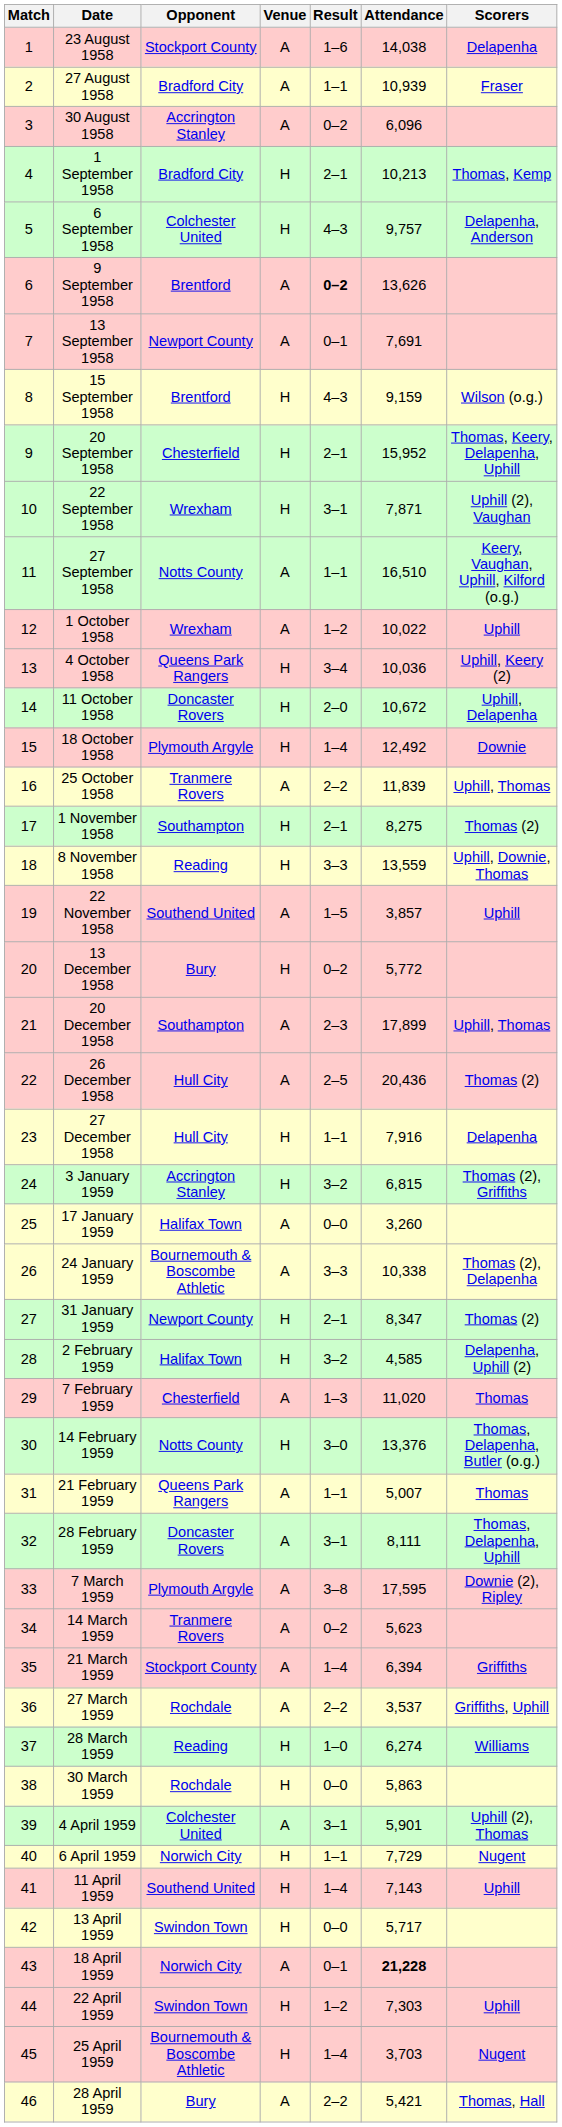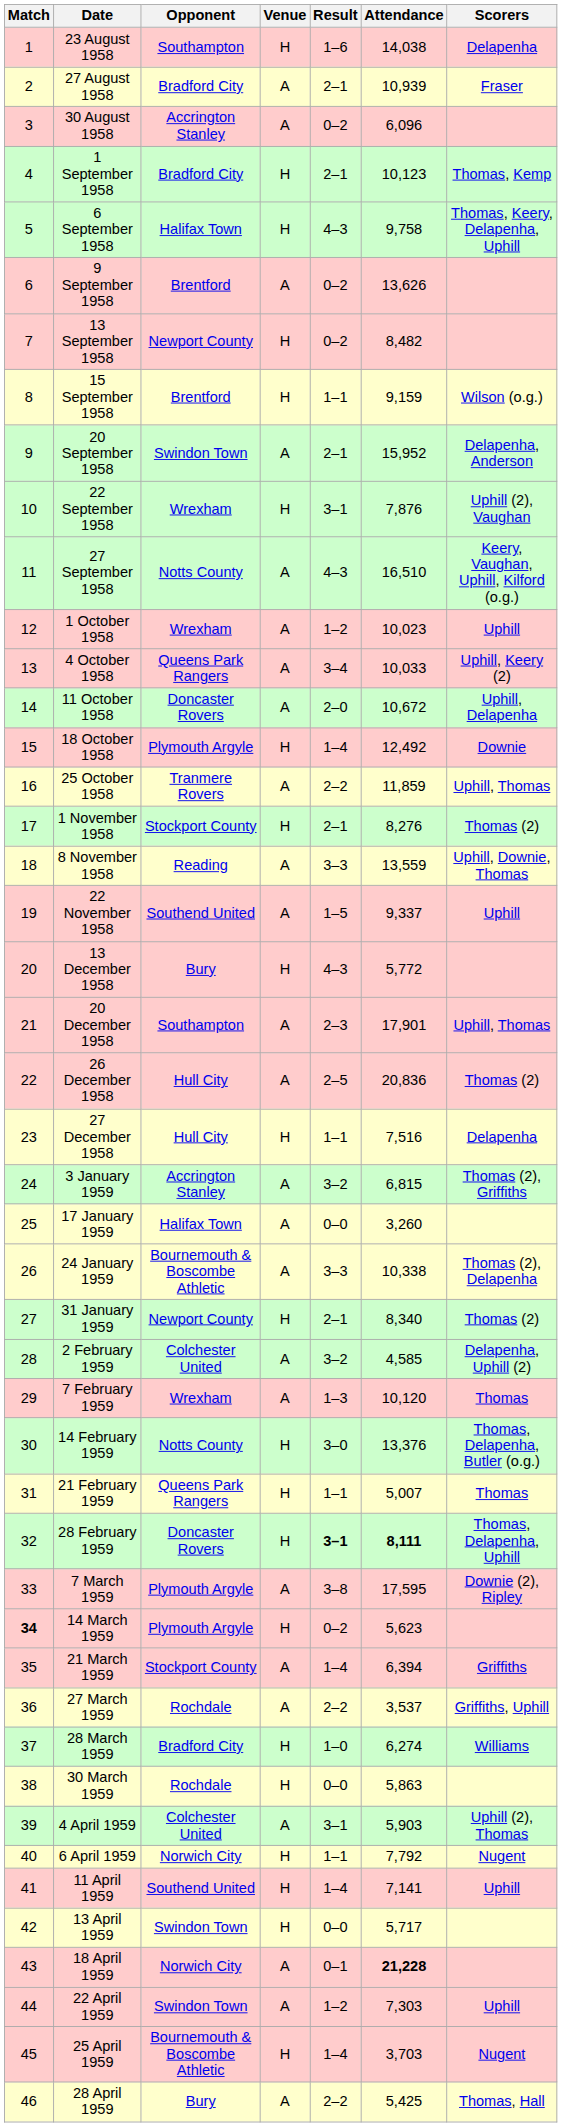(201, 47) Stockport County -> (201, 47) Southampton
(285, 47) A -> (285, 47) H
(335, 86) 1–1 -> (335, 86) 2–1
(404, 173) 10,213 -> (404, 173) 10,123
(201, 229) Colchester United -> (201, 229) Halifax Town
(404, 229) 9,757 -> (404, 229) 9,758
(502, 229) Delapenha, Anderson -> (502, 229) Thomas, Keery, Delapenha, Uphill
(335, 285) bold -> (335, 285) normal
(285, 341) A -> (285, 341) H
(335, 341) 0–1 -> (335, 341) 0–2
(404, 341) 7,691 -> (404, 341) 8,482
(335, 397) 4–3 -> (335, 397) 1–1
(201, 453) Chesterfield -> (201, 453) Swindon Town
(285, 453) H -> (285, 453) A
(502, 453) Thomas, Keery, Delapenha, Uphill -> (502, 453) Delapenha, Anderson
(404, 509) 7,871 -> (404, 509) 7,876
(335, 573) 1–1 -> (335, 573) 4–3
(404, 628) 10,022 -> (404, 628) 10,023
(285, 668) H -> (285, 668) A
(404, 668) 10,036 -> (404, 668) 10,033
(285, 707) H -> (285, 707) A
(404, 786) 11,839 -> (404, 786) 11,859
(201, 826) Southampton -> (201, 826) Stockport County
(404, 826) 8,275 -> (404, 826) 8,276
(285, 865) H -> (285, 865) A
(404, 913) 3,857 -> (404, 913) 9,337
(335, 969) 0–2 -> (335, 969) 4–3
(404, 1025) 17,899 -> (404, 1025) 17,901
(404, 1080) 20,436 -> (404, 1080) 20,836
(404, 1136) 7,916 -> (404, 1136) 7,516
(285, 1184) H -> (285, 1184) A
(404, 1319) 8,347 -> (404, 1319) 8,340
(201, 1358) Halifax Town -> (201, 1358) Colchester United
(285, 1358) H -> (285, 1358) A
(201, 1398) Chesterfield -> (201, 1398) Wrexham
(404, 1398) 11,020 -> (404, 1398) 10,120
(285, 1493) A -> (285, 1493) H
(285, 1541) A -> (285, 1541) H
(335, 1541) normal -> (335, 1541) bold
(404, 1541) normal -> (404, 1541) bold
(29, 1628) normal -> (29, 1628) bold
(201, 1628) Tranmere Rovers -> (201, 1628) Plymouth Argyle
(285, 1628) A -> (285, 1628) H
(201, 1746) Reading -> (201, 1746) Bradford City
(404, 1825) 5,901 -> (404, 1825) 5,903
(404, 1856) 7,729 -> (404, 1856) 7,792
(404, 1888) 7,143 -> (404, 1888) 7,141
(285, 2006) H -> (285, 2006) A
(404, 2101) 5,421 -> (404, 2101) 5,425
